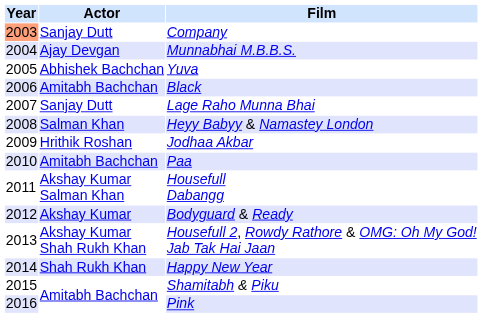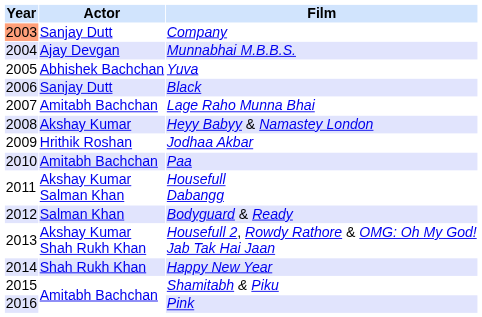(99, 87) Amitabh Bachchan -> (76, 87) Sanjay Dutt
(76, 106) Sanjay Dutt -> (99, 106) Amitabh Bachchan
(82, 124) Salman Khan -> (86, 124) Akshay Kumar
(86, 214) Akshay Kumar -> (82, 214) Salman Khan
